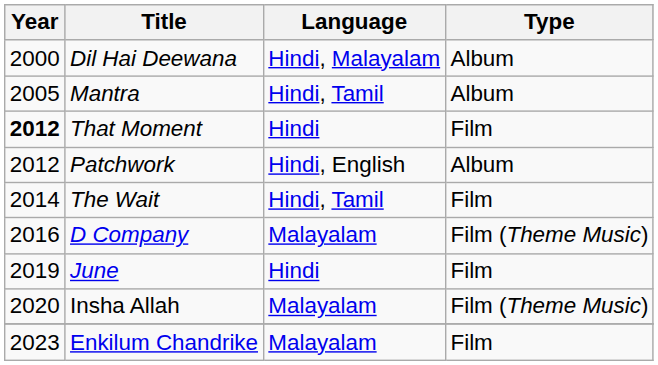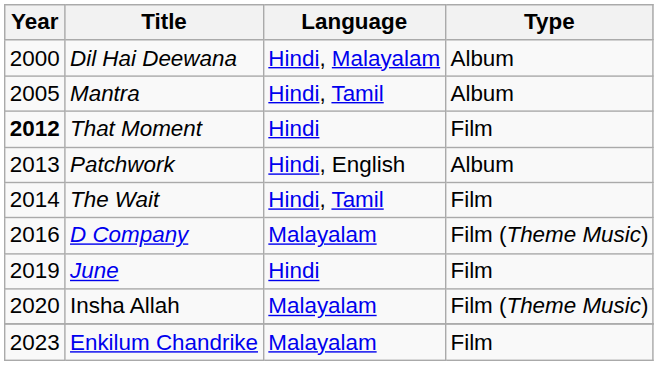(35, 164) 2012 -> (35, 164) 2013
